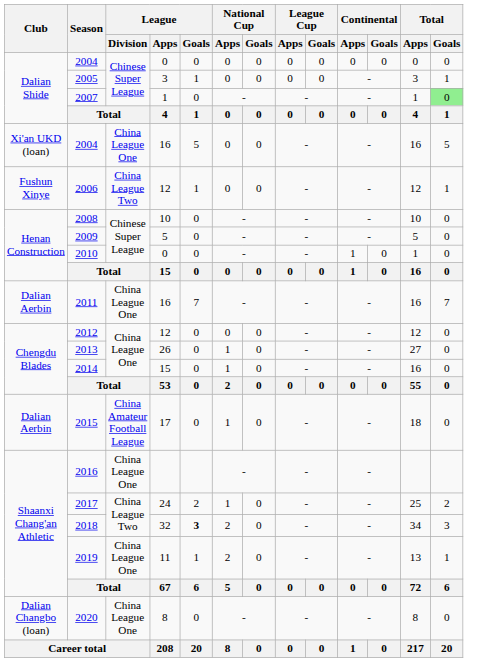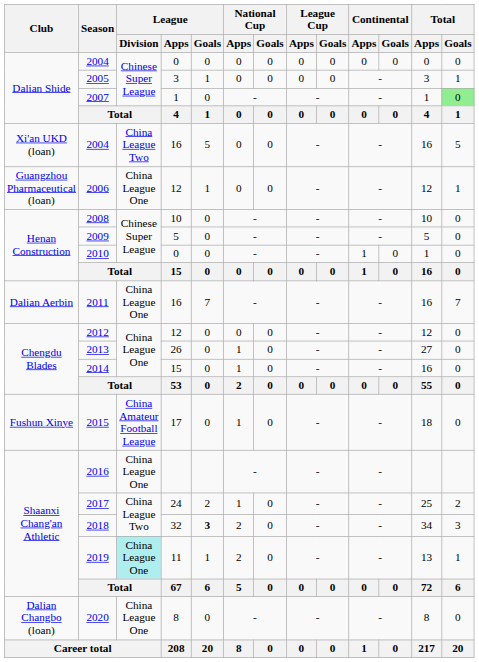(128, 145) China League One -> (139, 145) China League Two
(36, 188) Fushun Xinye -> (41, 188) Guangzhou Pharmaceutical (loan)
(128, 188) China League Two -> (139, 188) China League One
(36, 422) Dalian Aerbin -> (41, 422) Fushun Xinye
(128, 557) no background -> (139, 557) paleturquoise background
